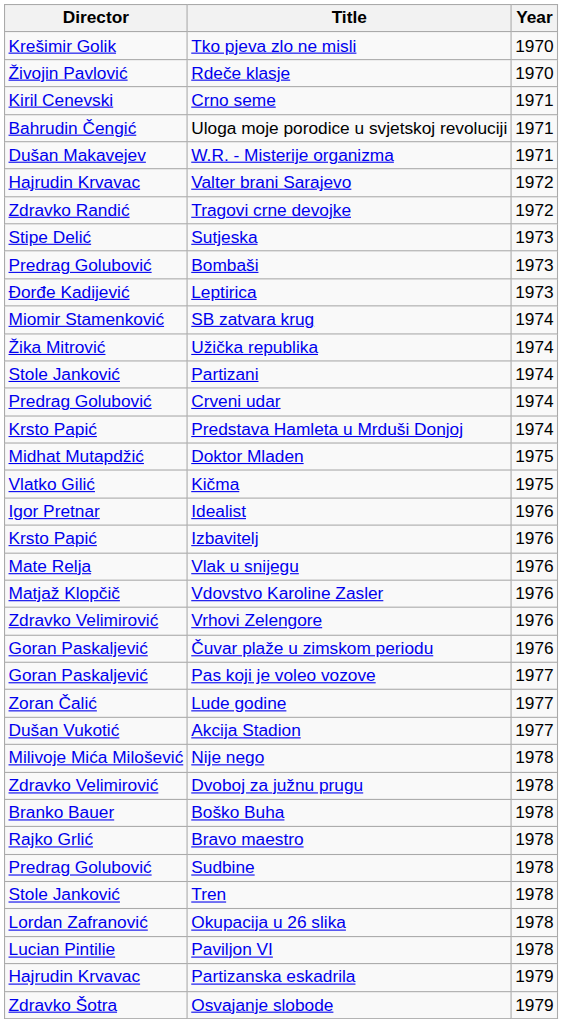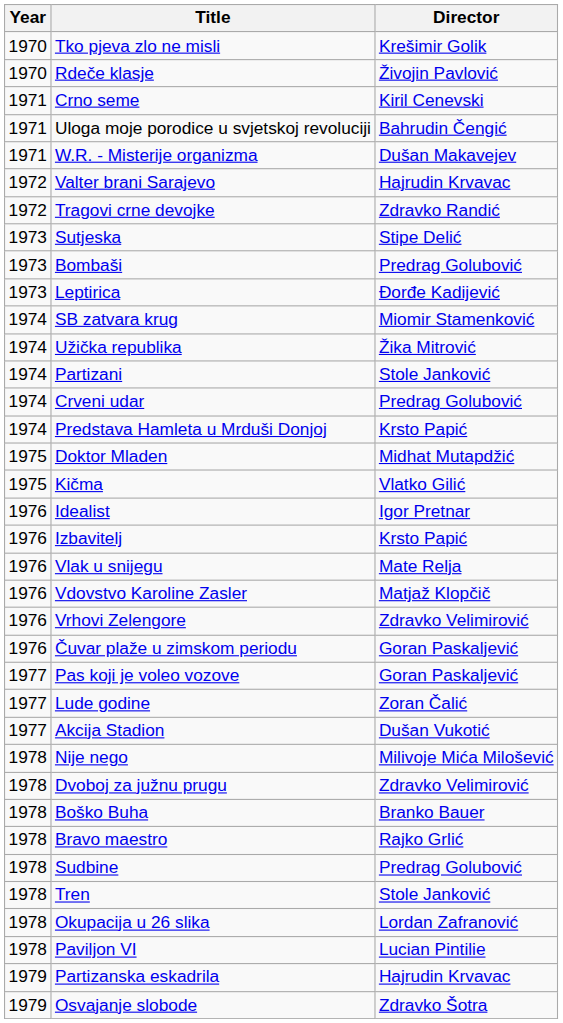columns swapped: (534, 18) <-> (96, 18)
